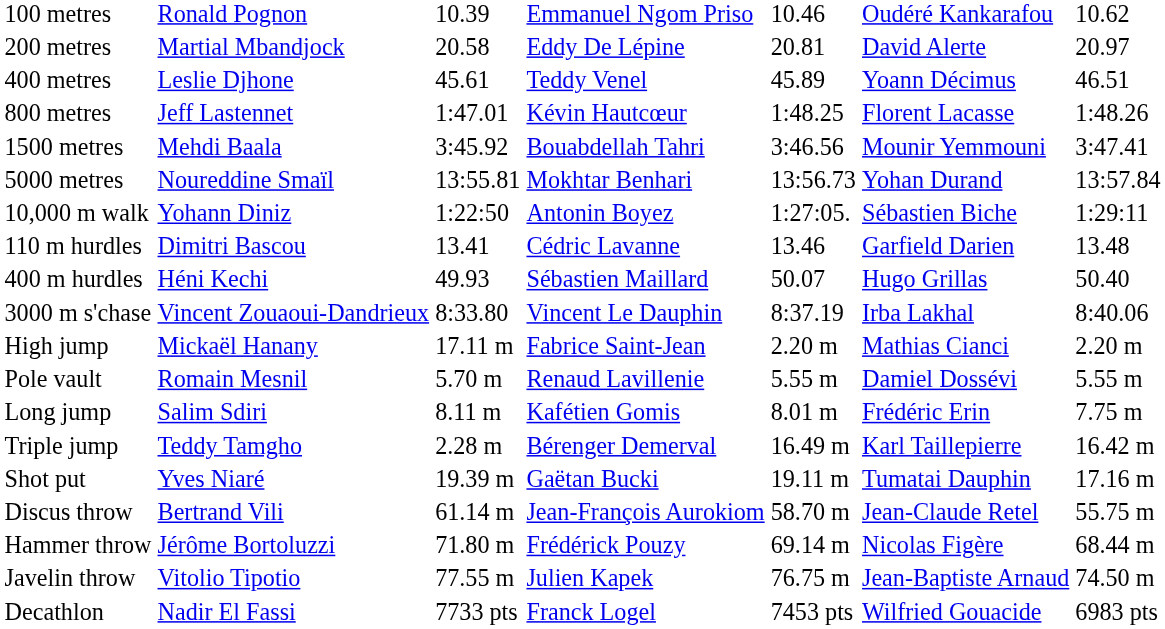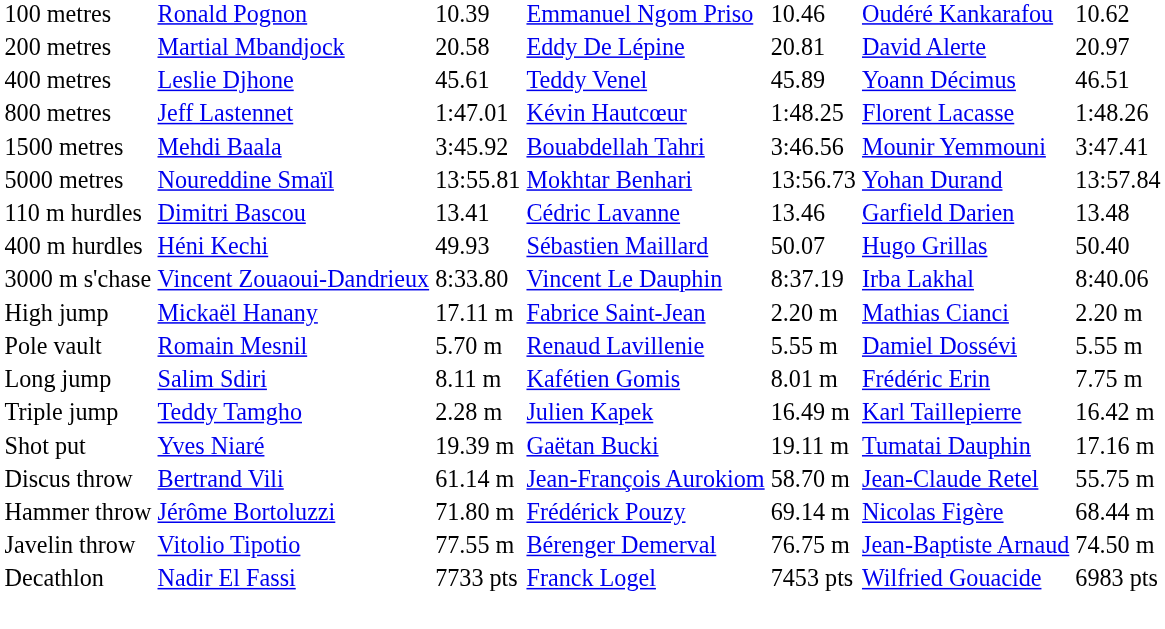- row: (77, 213)
(621, 445) Bérenger Demerval -> (590, 412) Julien Kapek
(590, 578) Julien Kapek -> (621, 545) Bérenger Demerval
